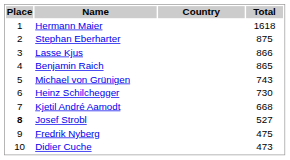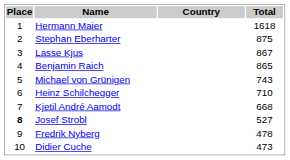(265, 53) 866 -> (265, 53) 867
(265, 93) 730 -> (265, 93) 710
(265, 134) 475 -> (265, 134) 478
